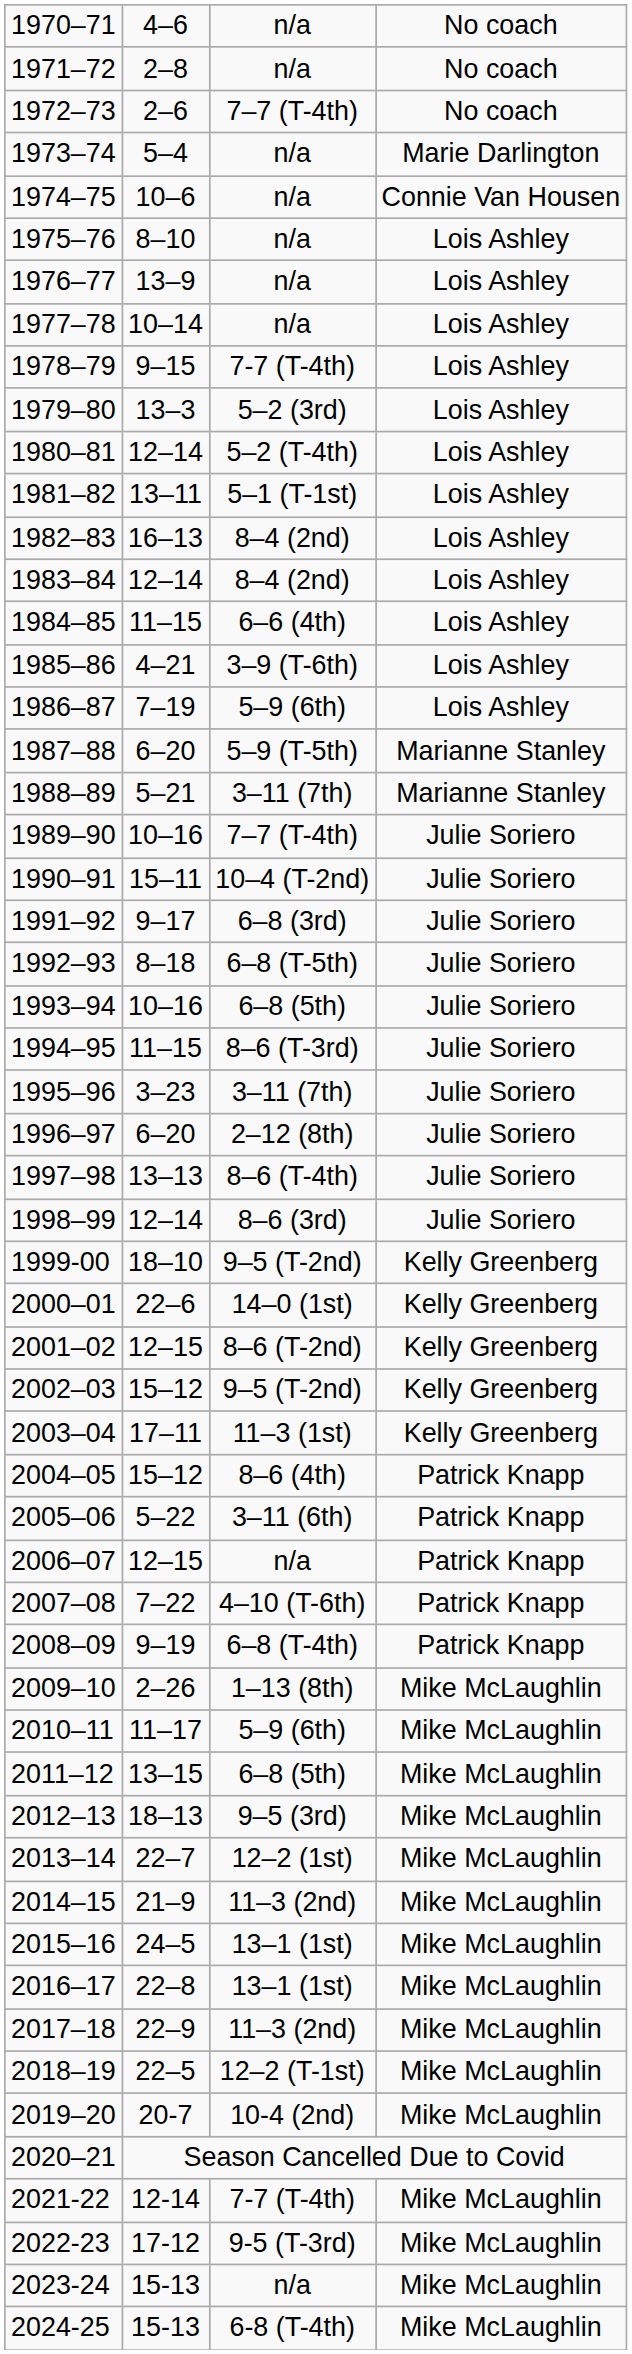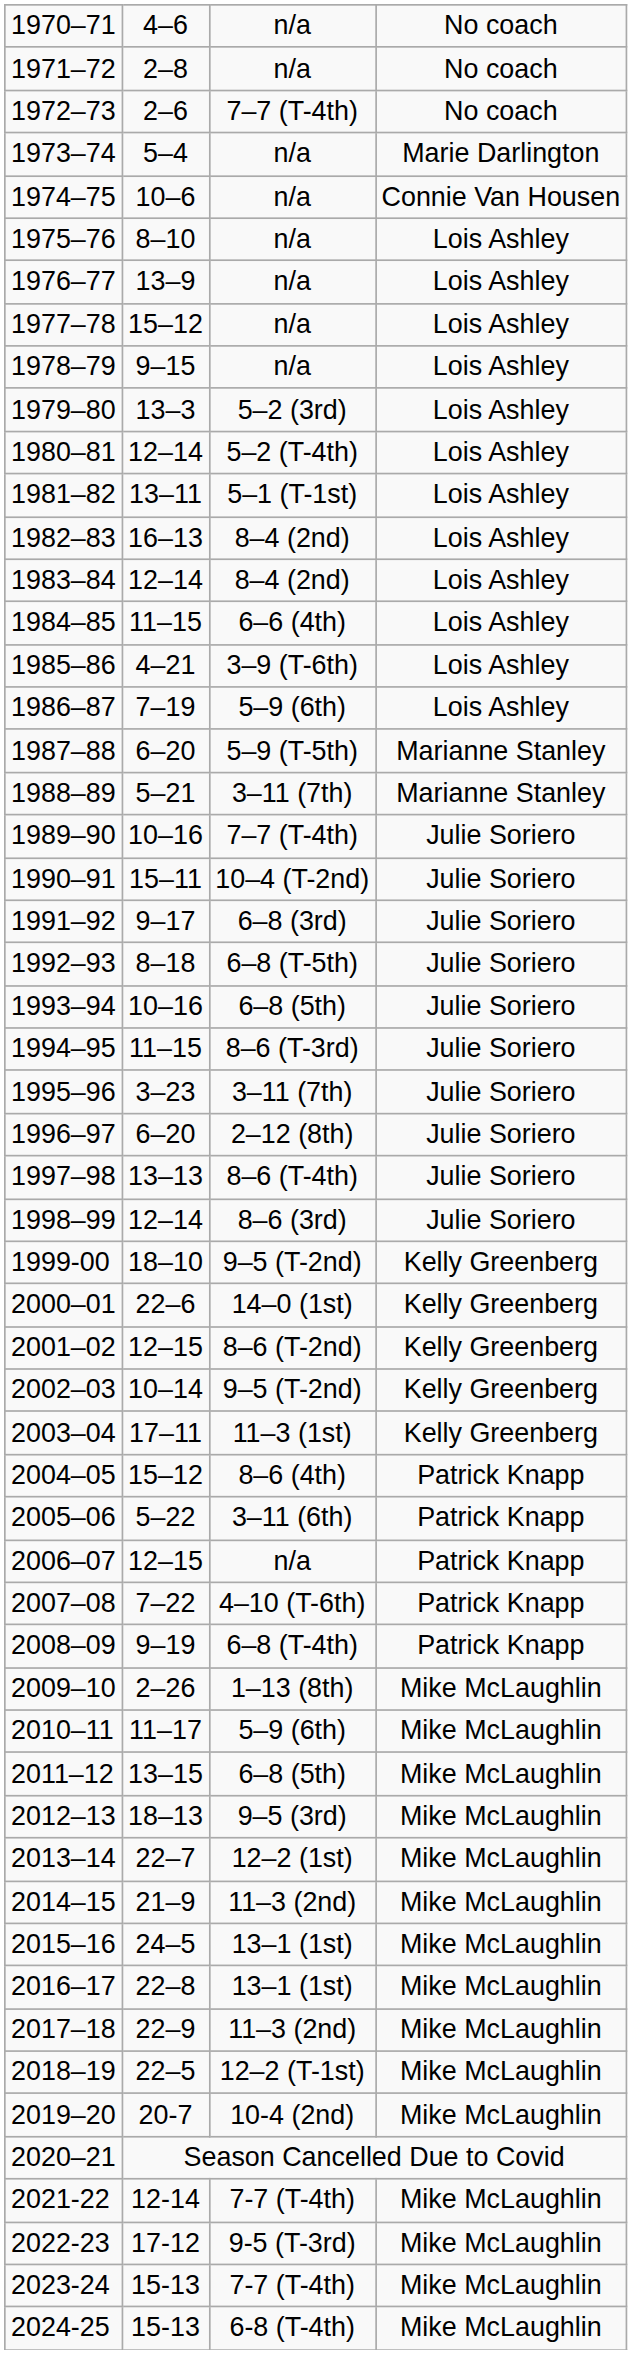(165, 324) 10–14 -> (165, 324) 15–12
(292, 366) 7-7 (T-4th) -> (292, 366) n/a
(165, 1389) 15–12 -> (165, 1389) 10–14
(292, 2285) n/a -> (292, 2285) 7-7 (T-4th)
